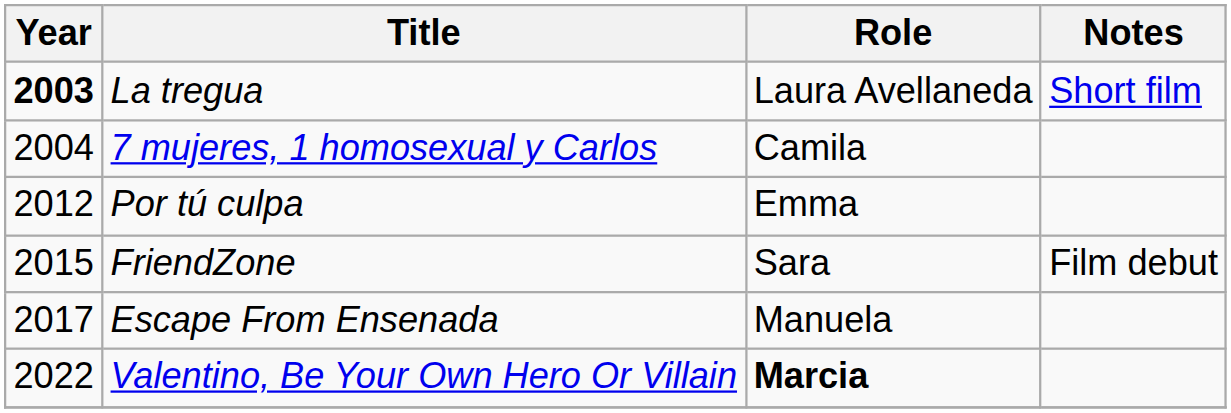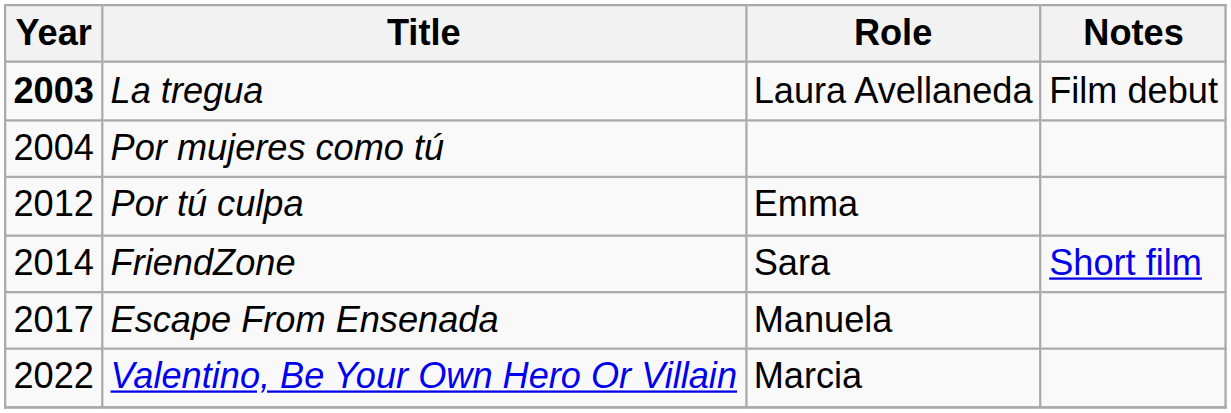(1126, 90) Short film -> (1134, 90) Film debut
+ row: (277, 147)
- row: (384, 147)
(54, 262) 2015 -> (54, 262) 2014
(1134, 262) Film debut -> (1126, 262) Short film
(811, 377) bold -> (808, 377) normal
